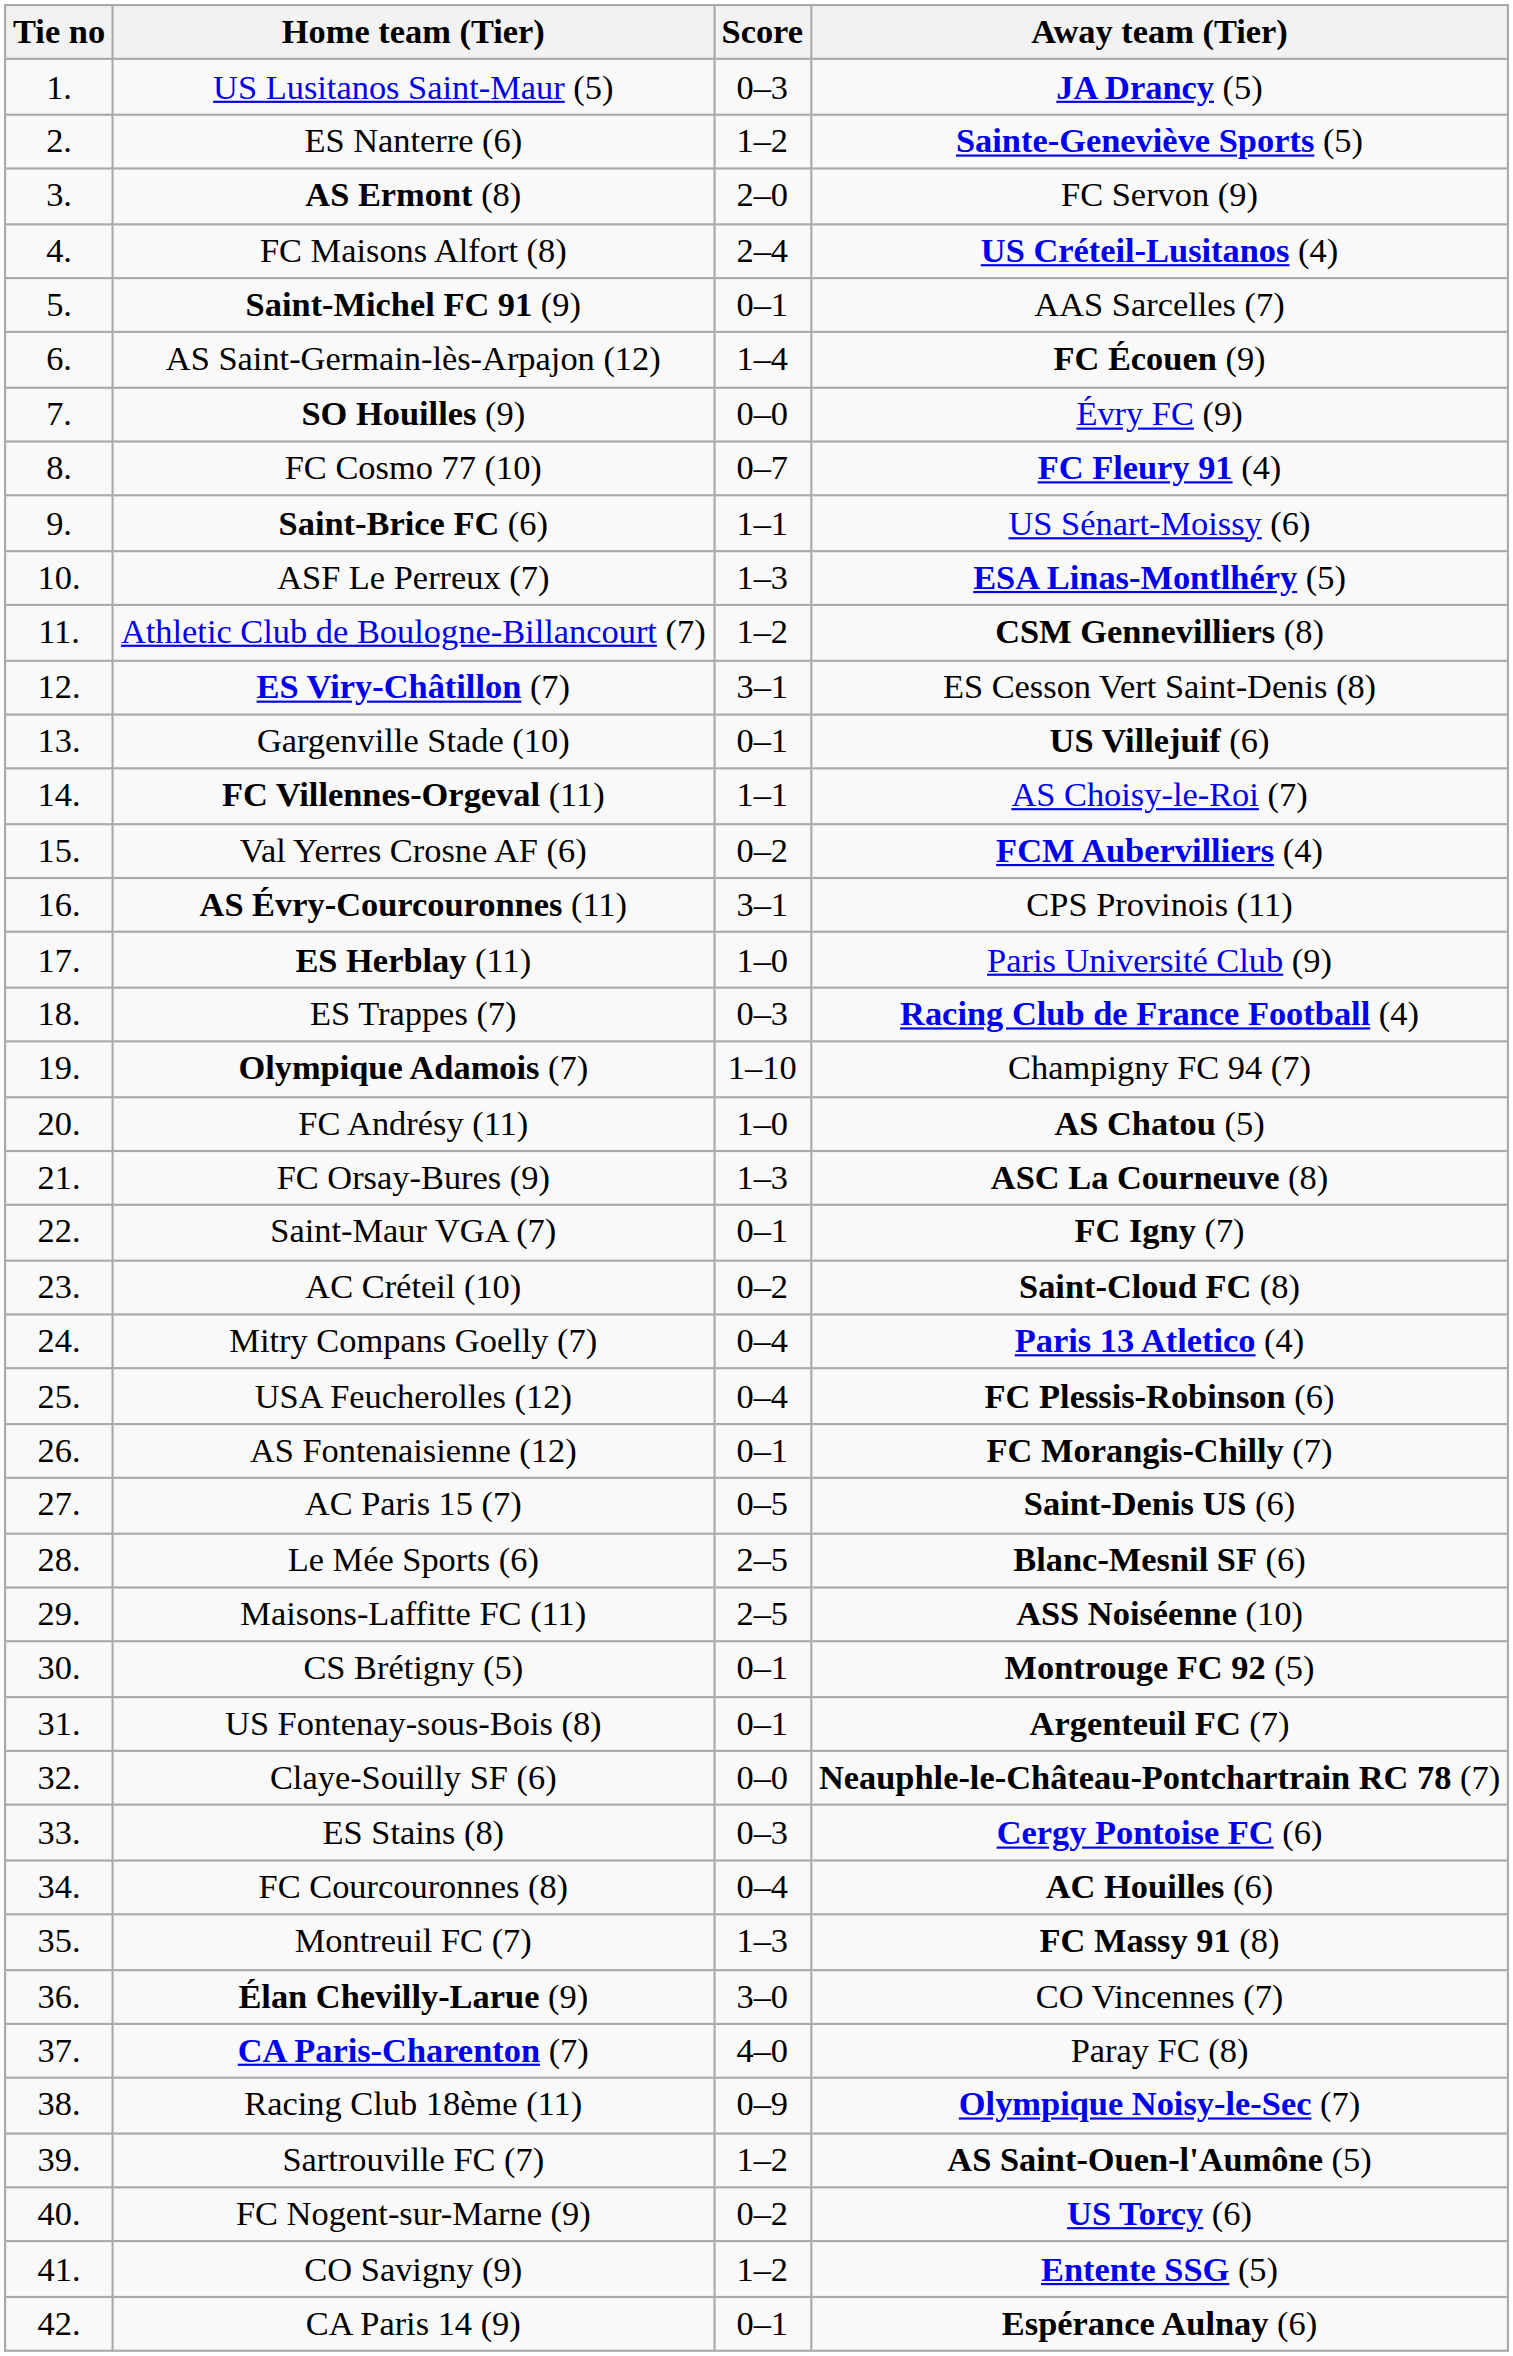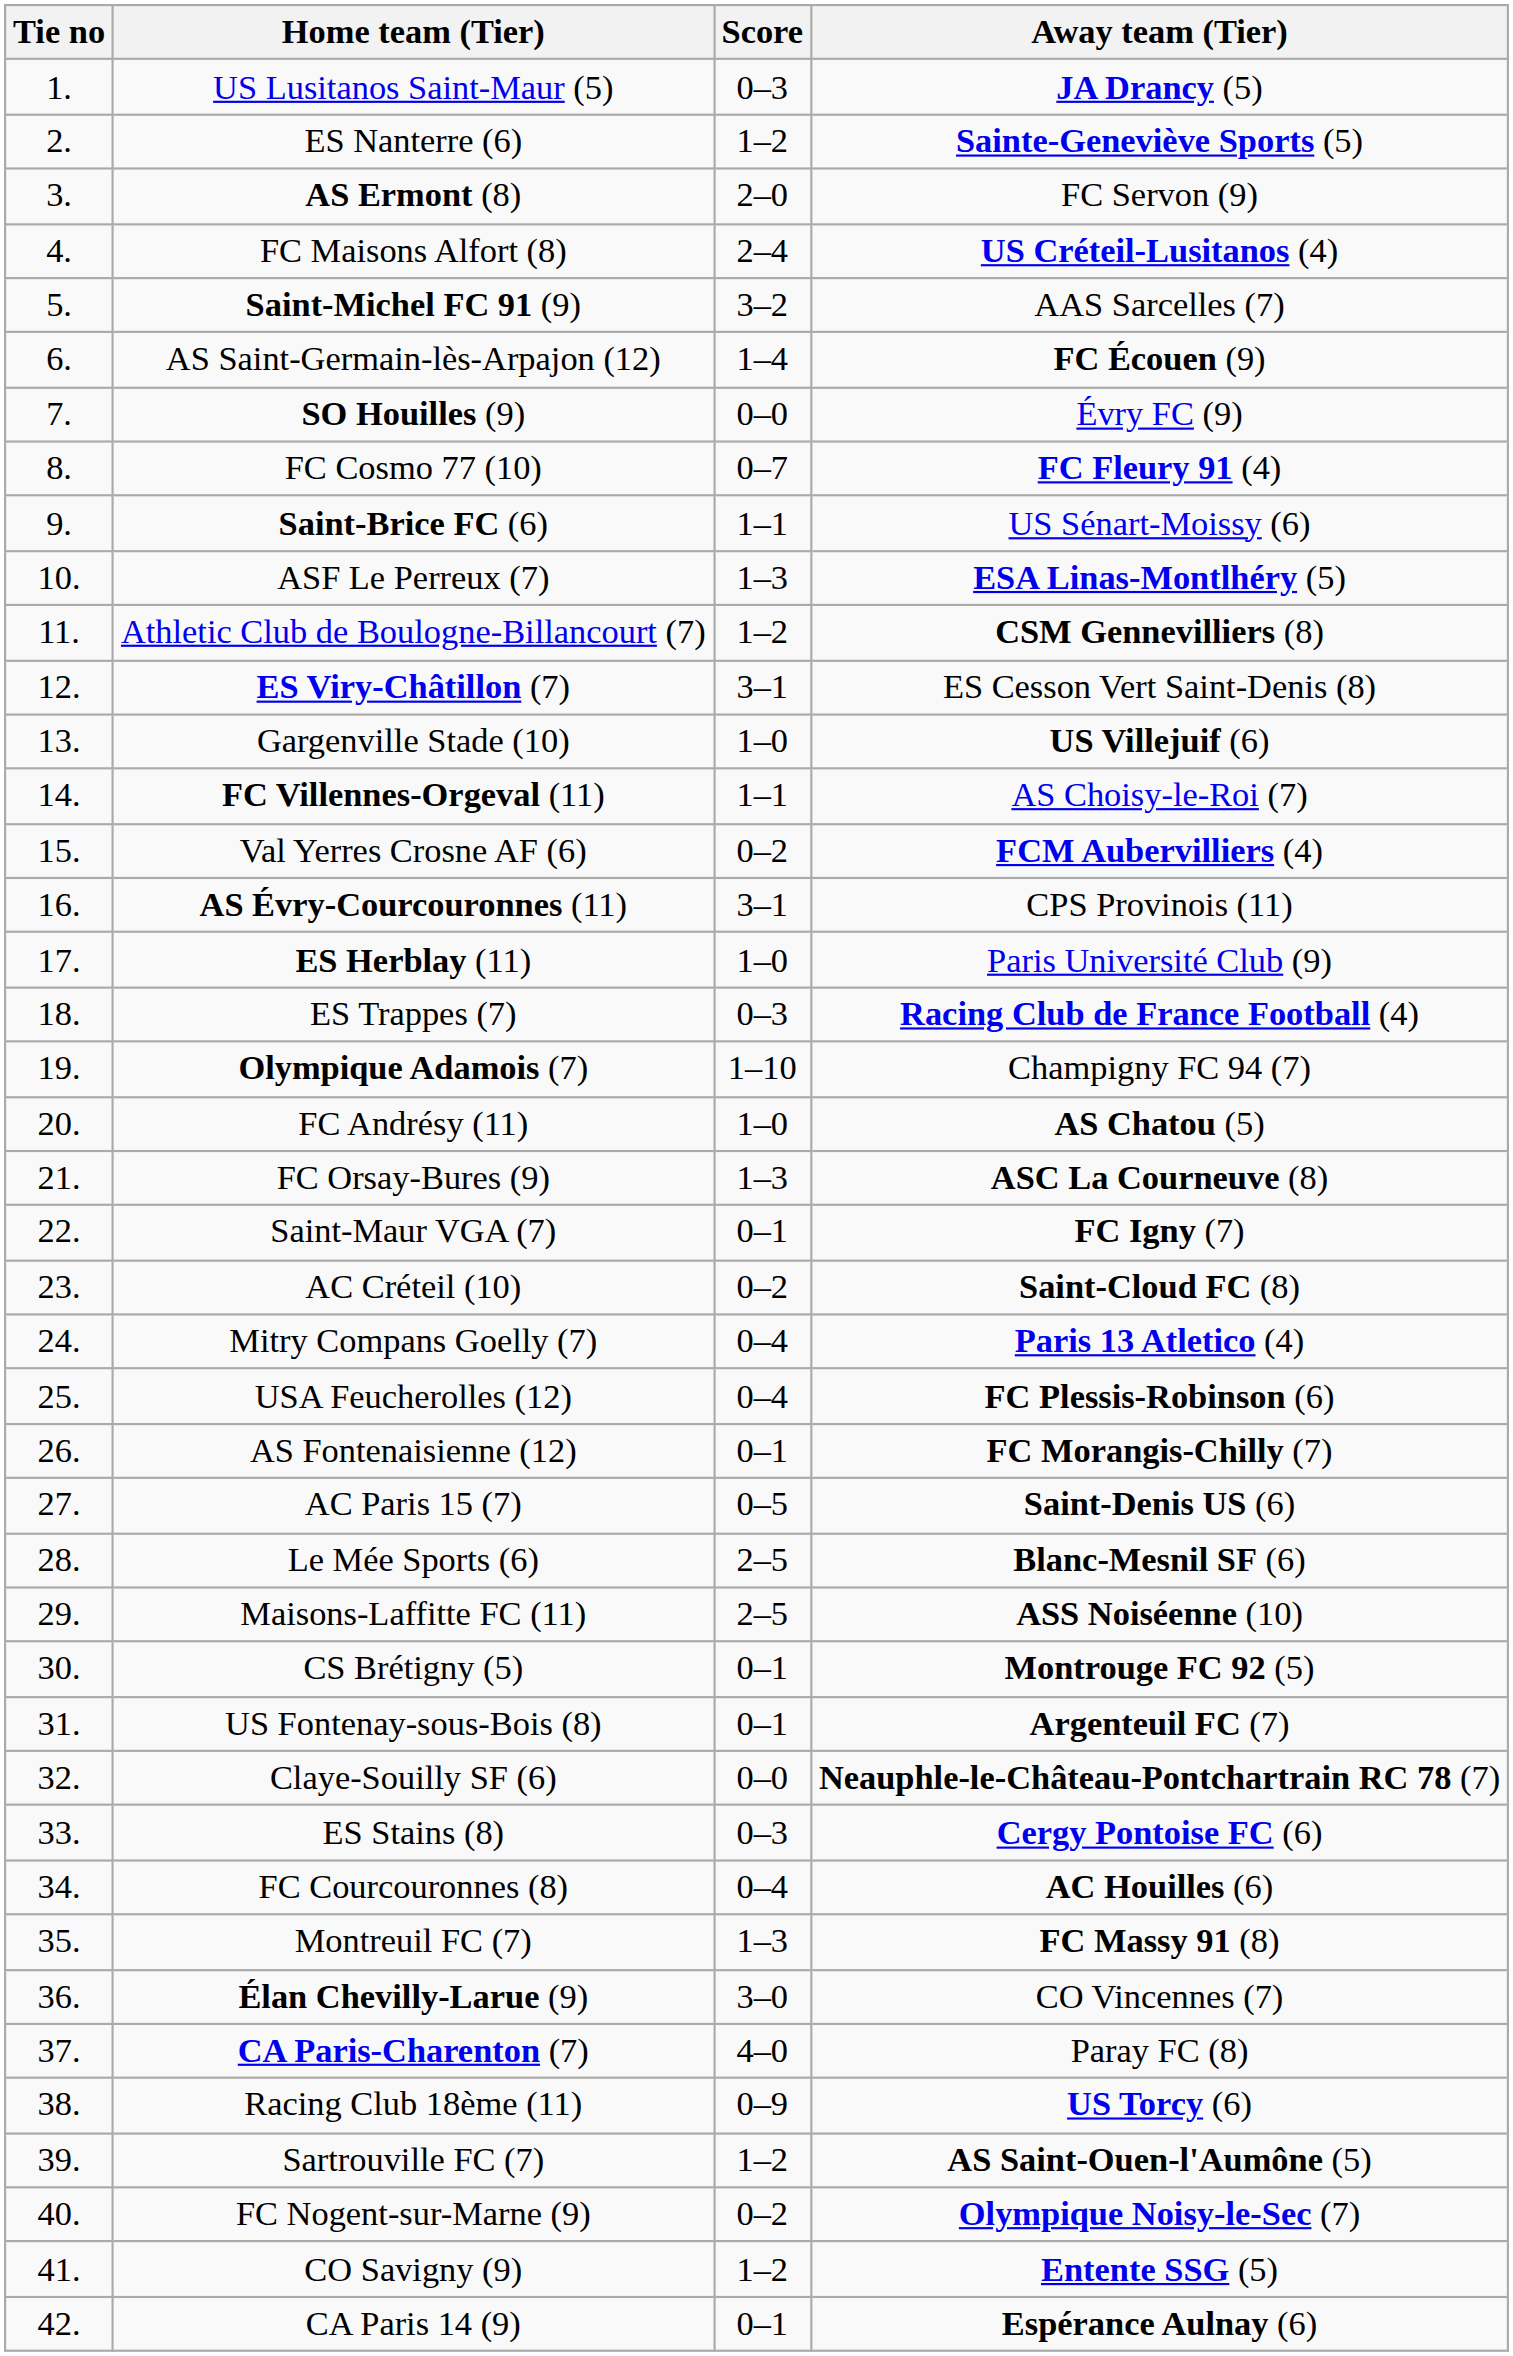(762, 304) 0–1 -> (762, 304) 3–2
(762, 741) 0–1 -> (762, 741) 1–0
(1159, 2104) Olympique Noisy-le-Sec (7) -> (1159, 2104) US Torcy (6)
(1159, 2214) US Torcy (6) -> (1159, 2214) Olympique Noisy-le-Sec (7)
